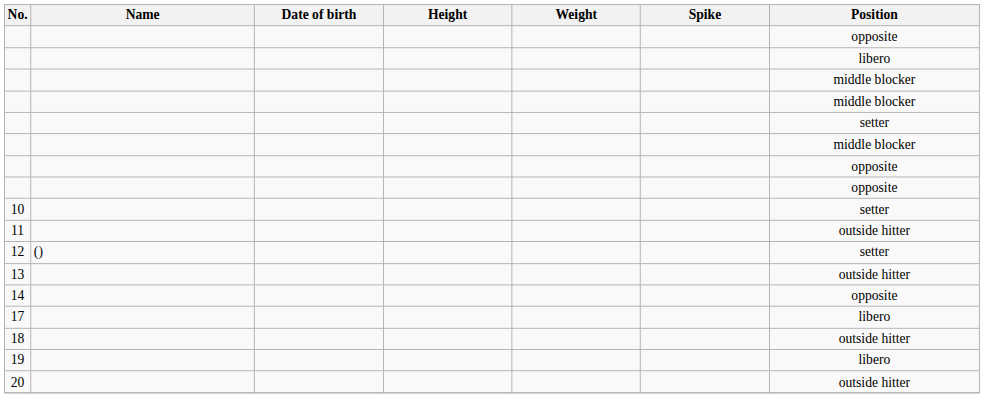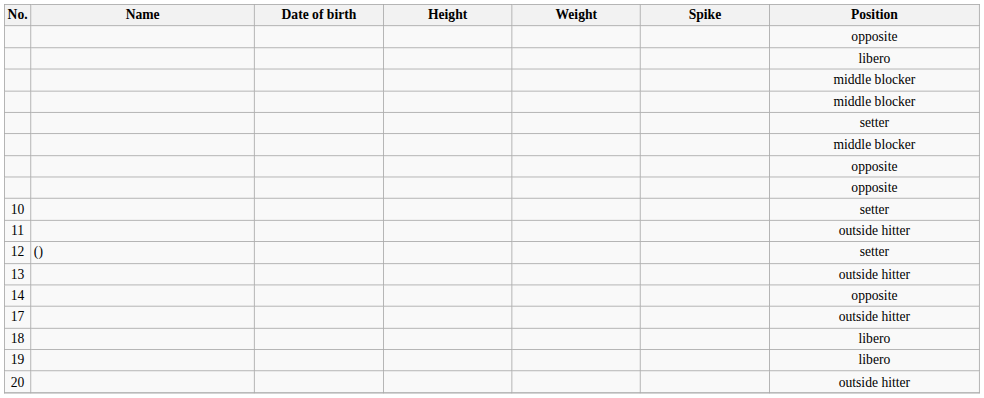(874, 317) libero -> (874, 317) outside hitter
(874, 338) outside hitter -> (874, 338) libero
